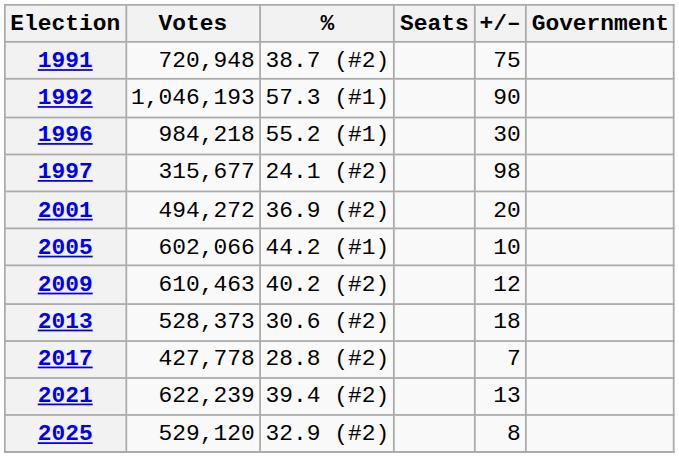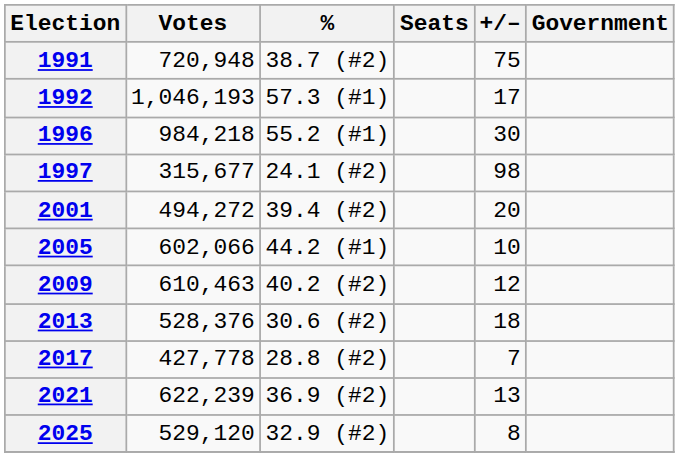(507, 98) 90 -> (507, 98) 17
(327, 210) 36.9 (#2) -> (327, 210) 39.4 (#2)
(207, 322) 528,373 -> (207, 322) 528,376
(327, 396) 39.4 (#2) -> (327, 396) 36.9 (#2)
